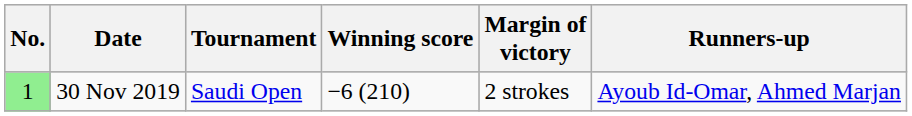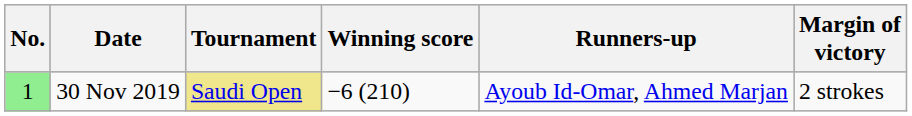columns swapped: (535, 38) <-> (749, 38)
(247, 91) no background -> (247, 91) khaki background
